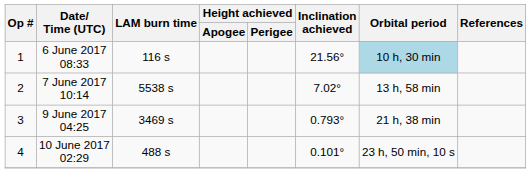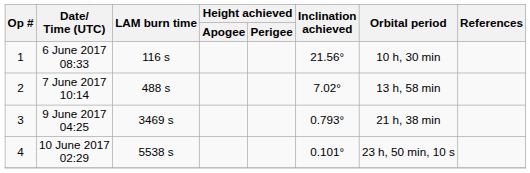(408, 57) lightblue background -> (408, 57) no background
(156, 89) 5538 s -> (156, 89) 488 s
(156, 152) 488 s -> (156, 152) 5538 s
